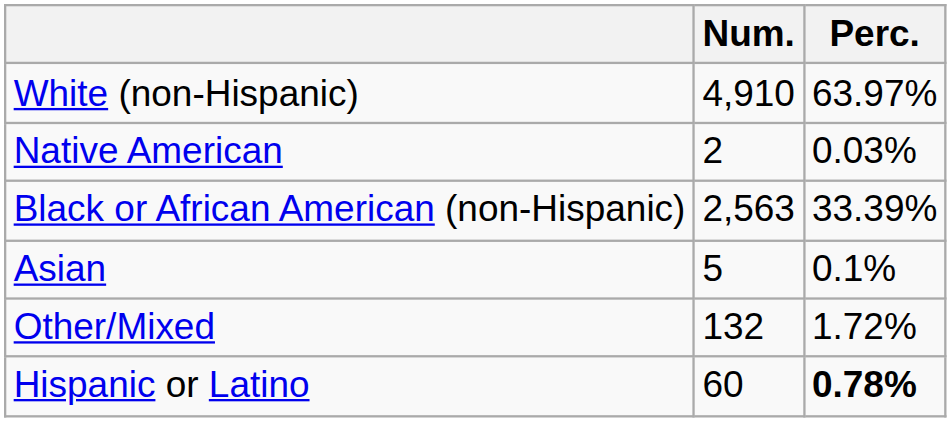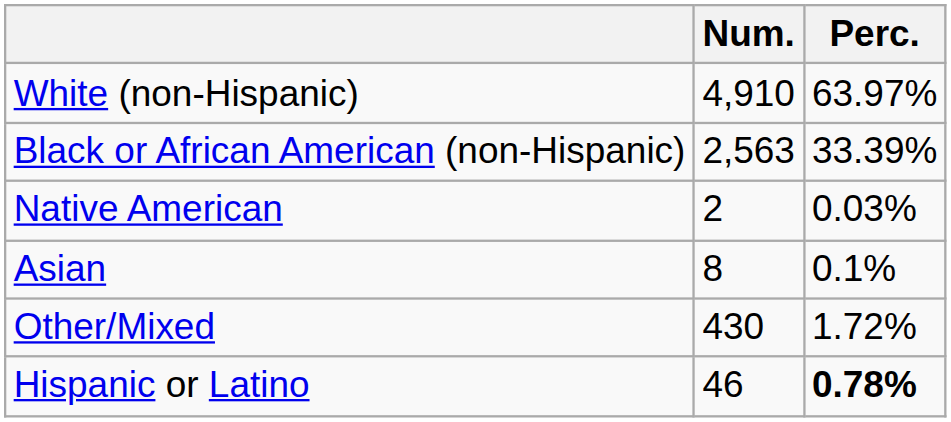rows swapped: (350, 209) <-> (148, 151)
(713, 268) 5 -> (713, 268) 8
(733, 326) 132 -> (733, 326) 430
(723, 385) 60 -> (723, 385) 46
